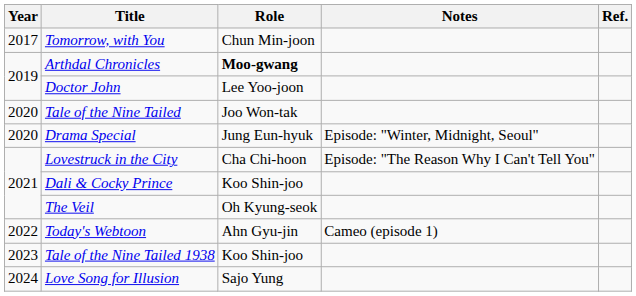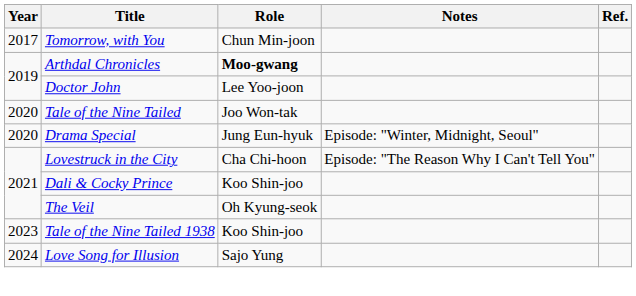- row: (96, 231)
